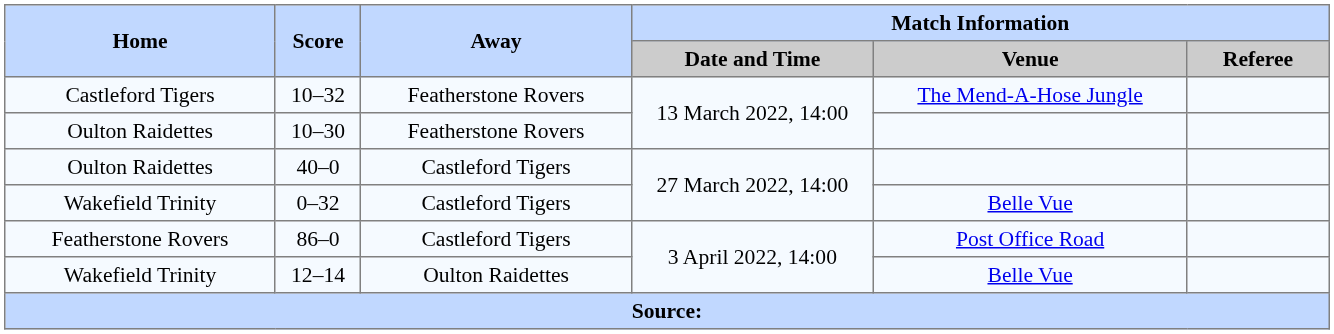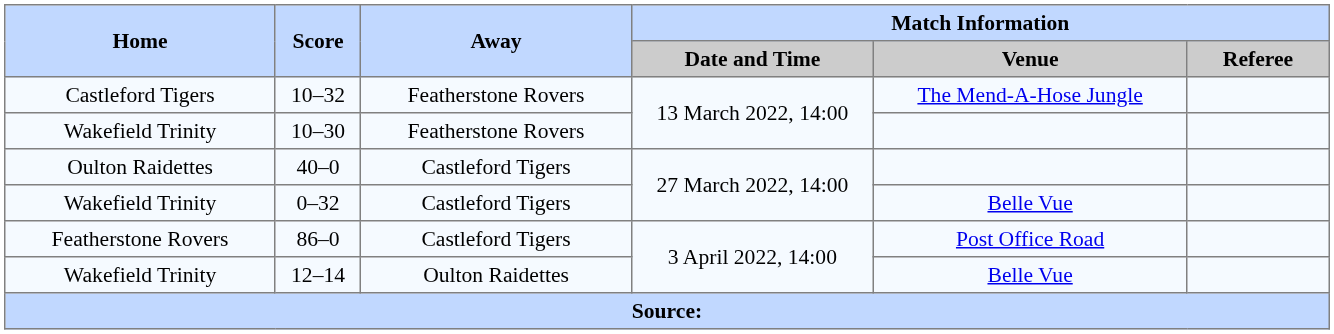(140, 130) Oulton Raidettes -> (140, 130) Wakefield Trinity
